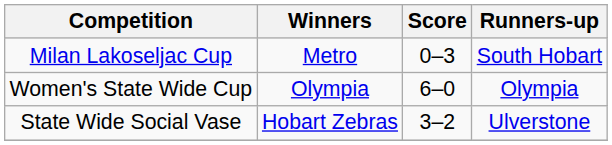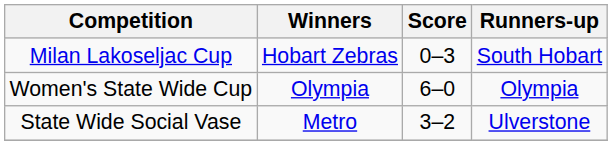(330, 55) Metro -> (330, 55) Hobart Zebras
(330, 122) Hobart Zebras -> (330, 122) Metro
